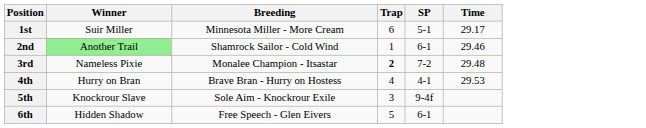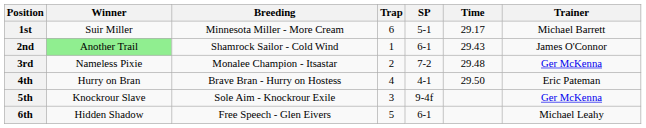+ column: (572, 13)
(473, 47) 29.46 -> (473, 47) 29.43
(391, 64) bold -> (391, 64) normal
(473, 81) 29.53 -> (473, 81) 29.50
